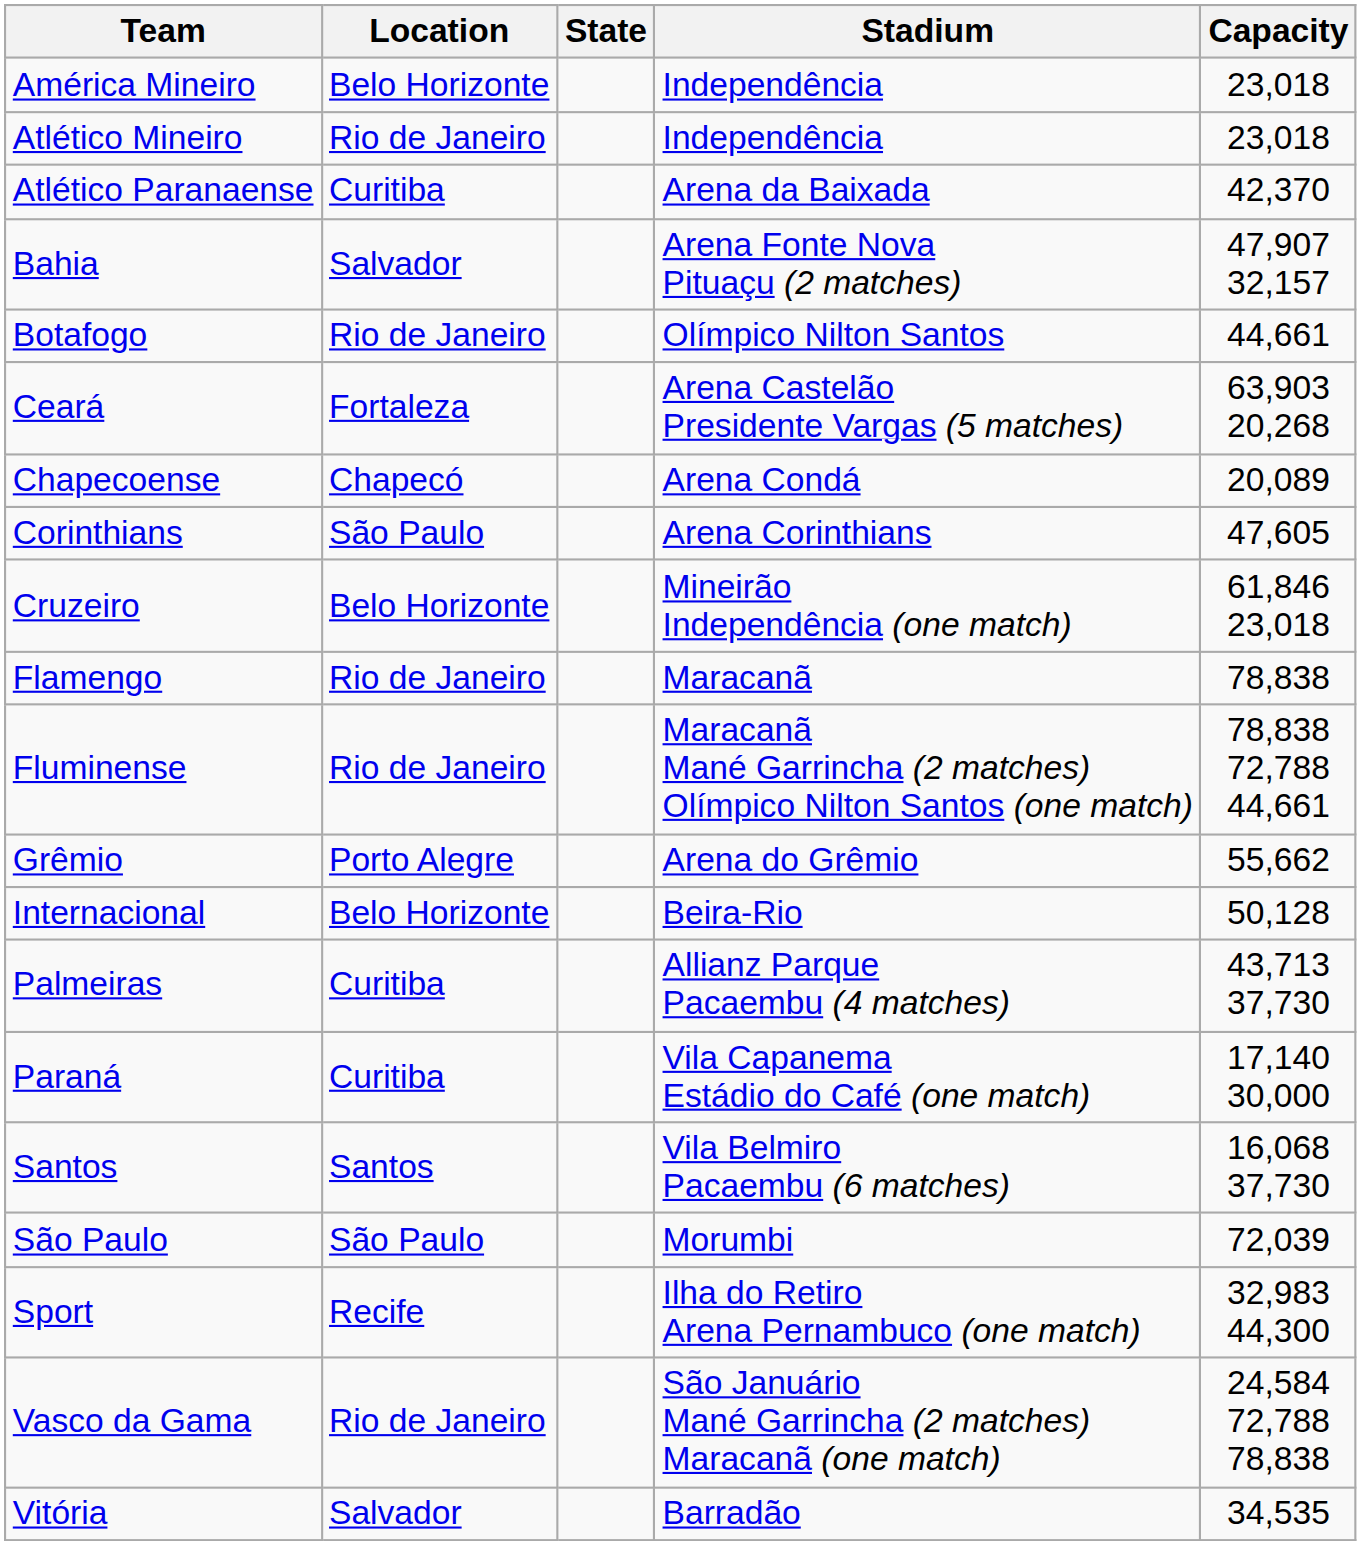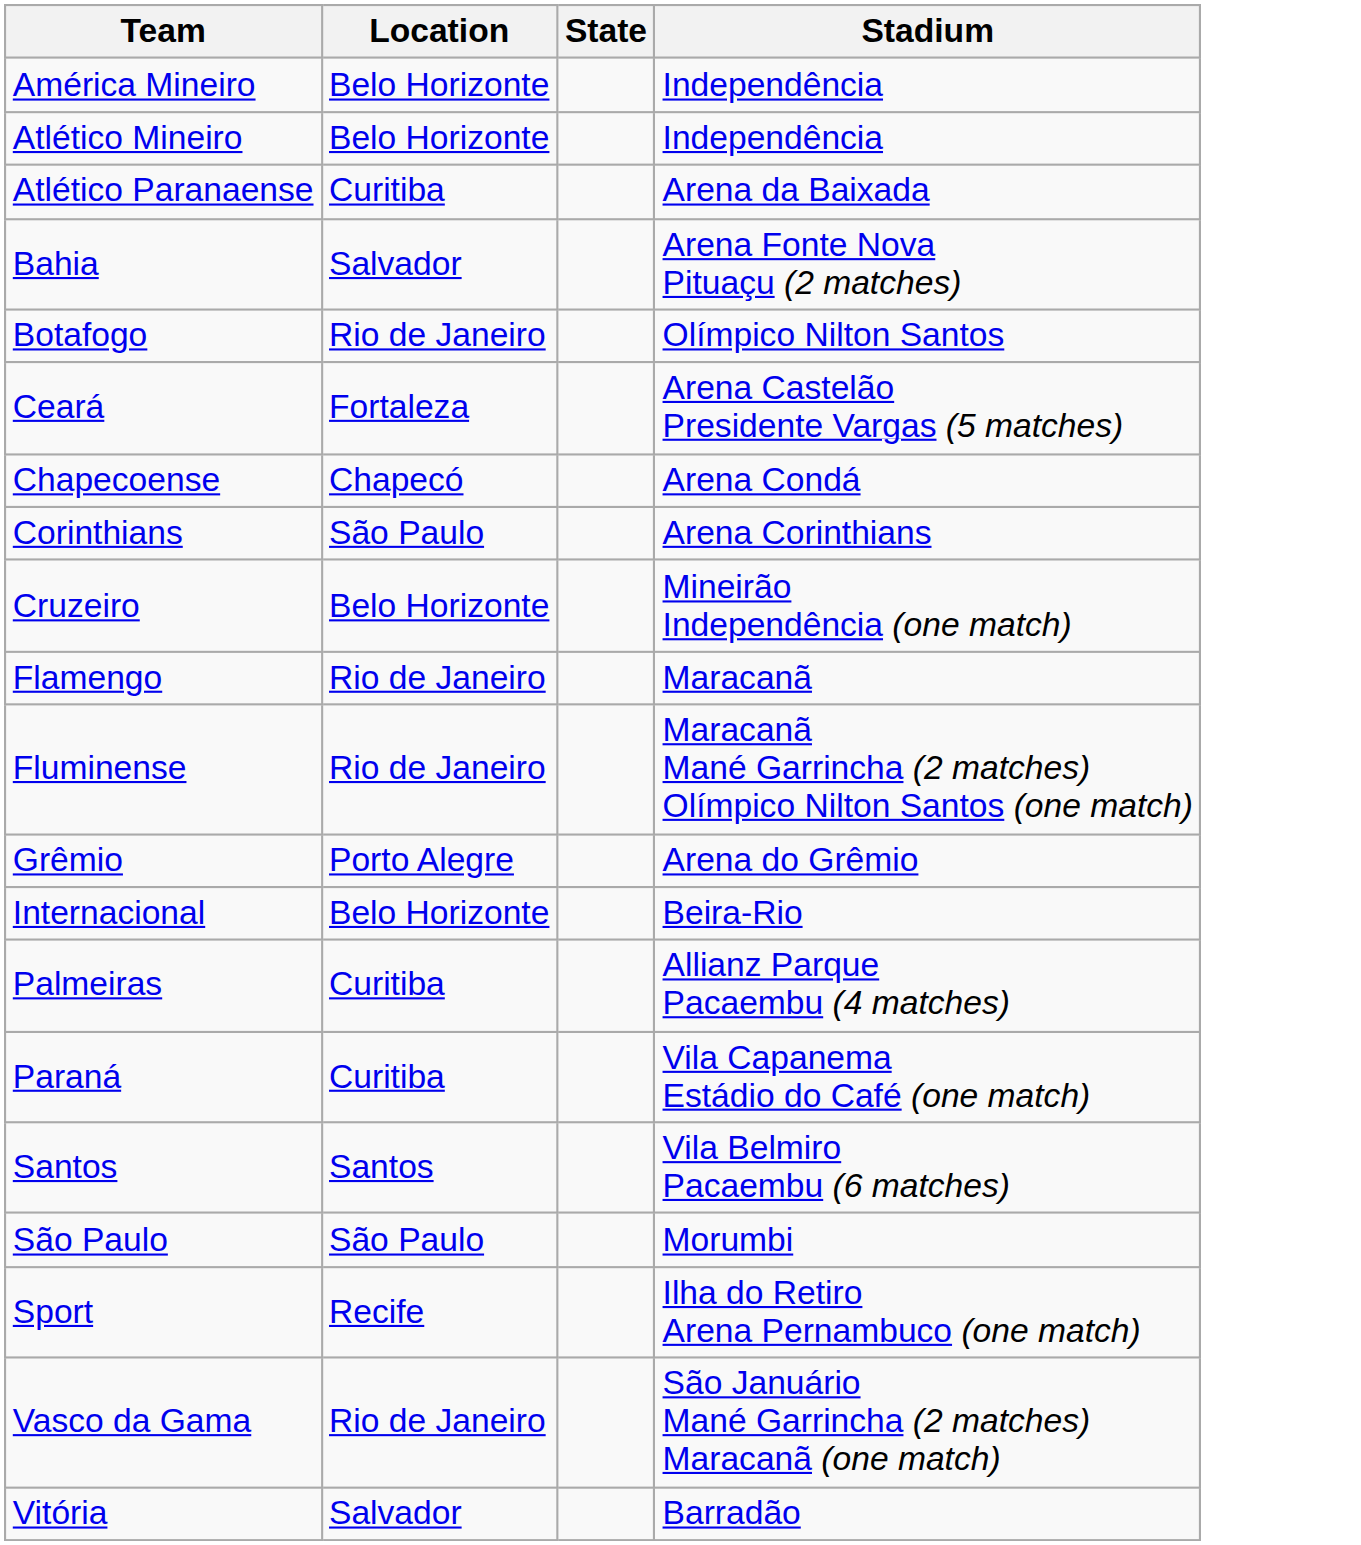- column: (1278, 31)
(437, 137) Rio de Janeiro -> (439, 137) Belo Horizonte
